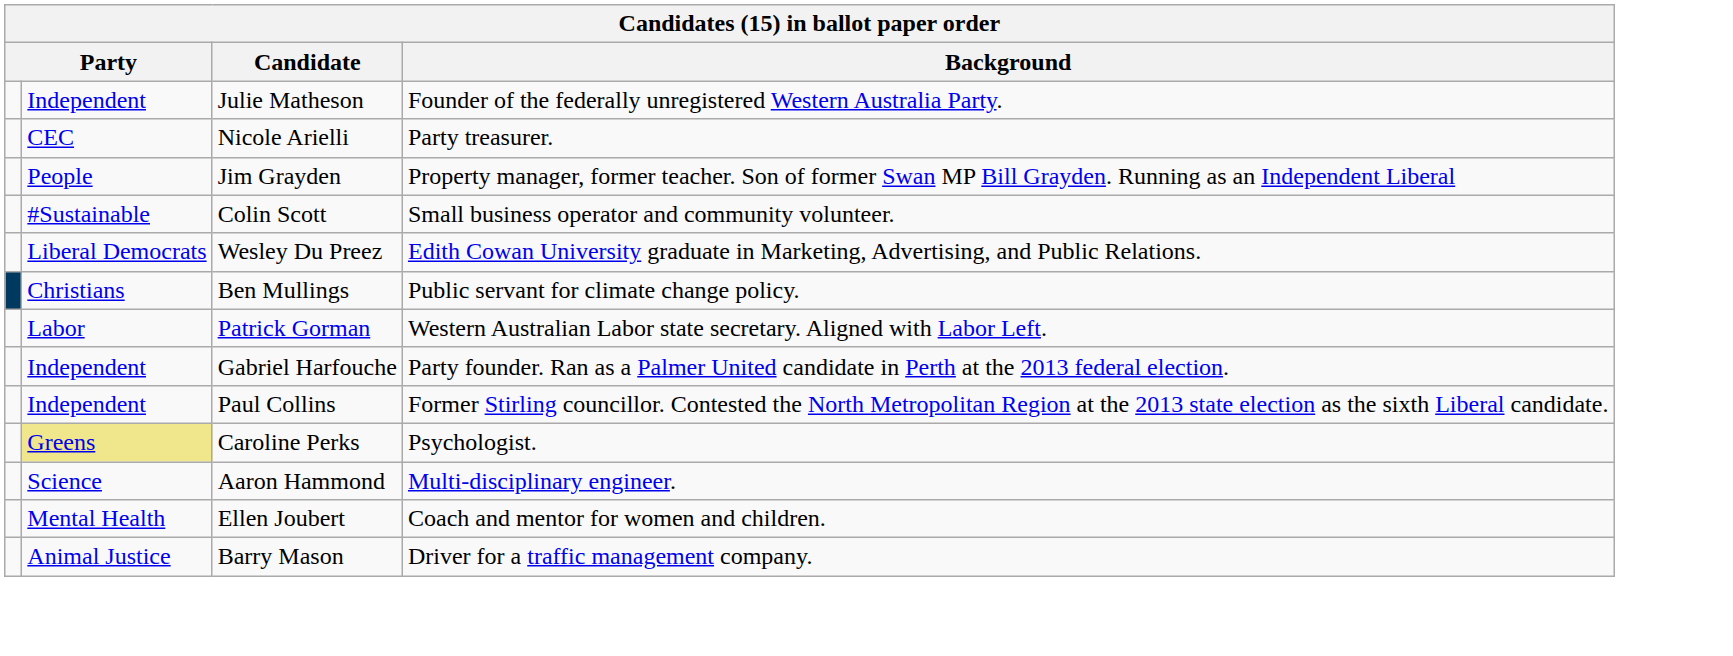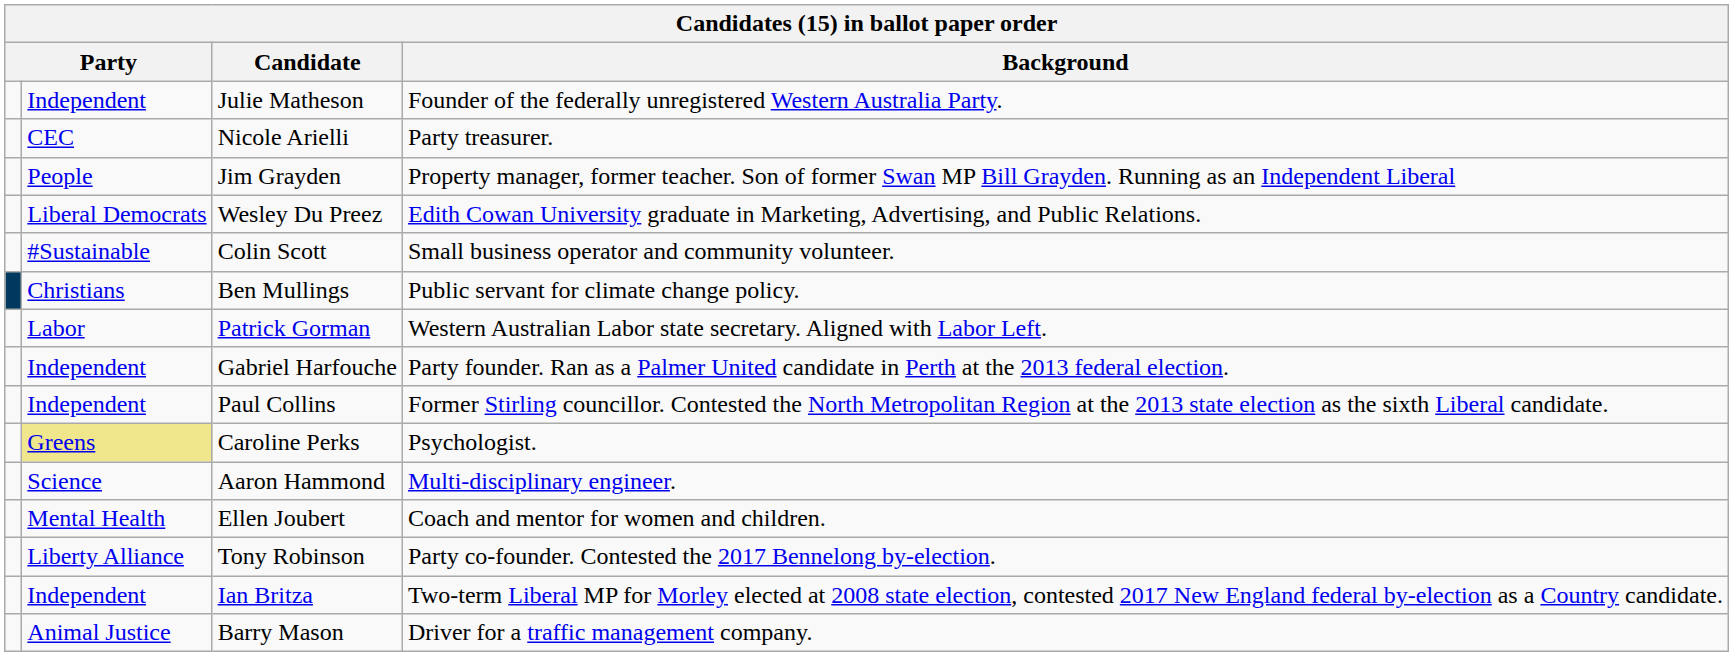rows swapped: (300, 251) <-> (272, 213)
+ row: (291, 556)
+ row: (265, 594)
